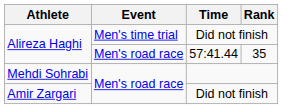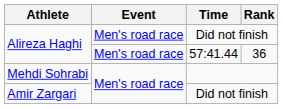(136, 35) Men's time trial -> (139, 35) Men's road race
(259, 54) 35 -> (259, 54) 36
